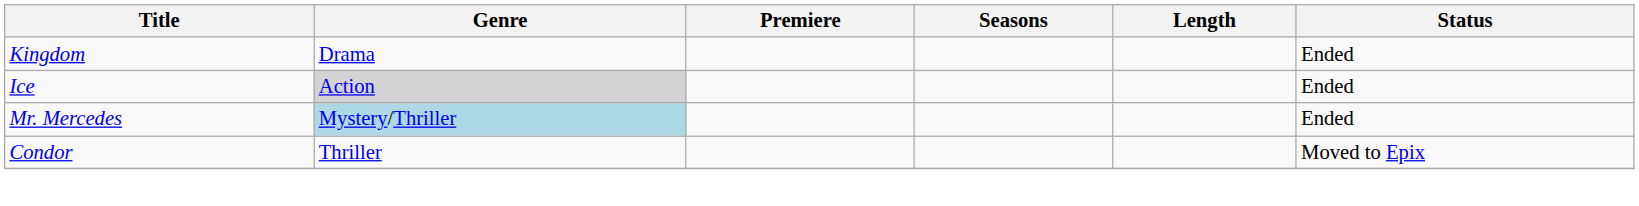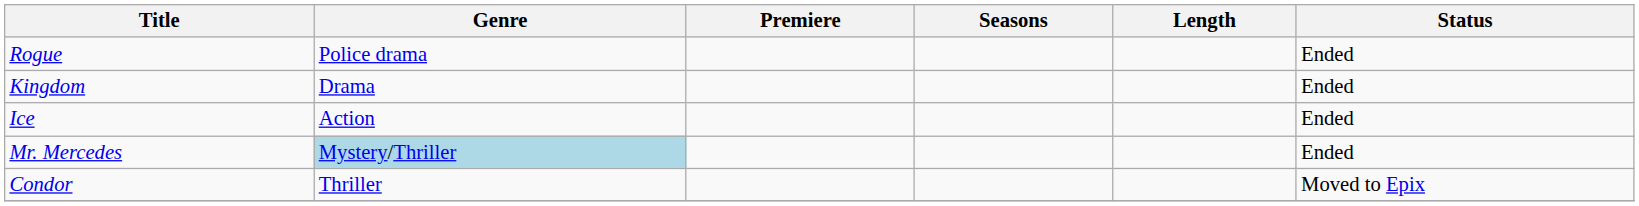+ row: (36, 53)
(347, 86) lightgrey background -> (347, 119) no background
